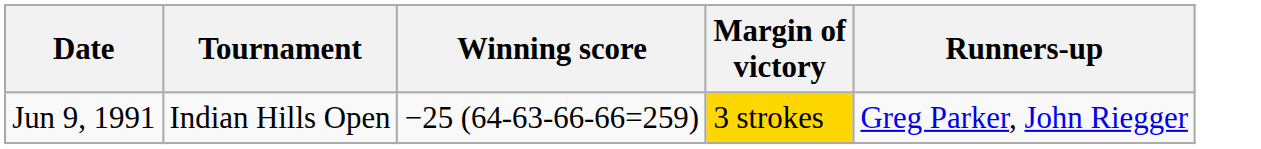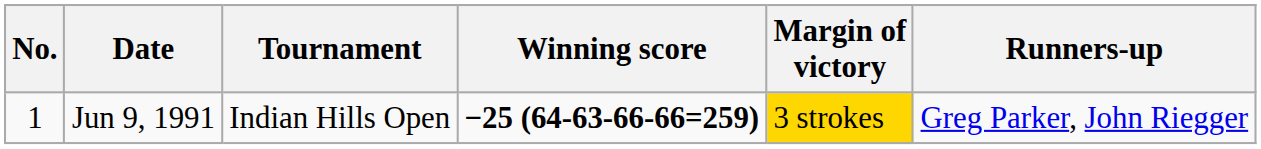+ column: (35, 48)
(552, 117) normal -> (612, 117) bold
